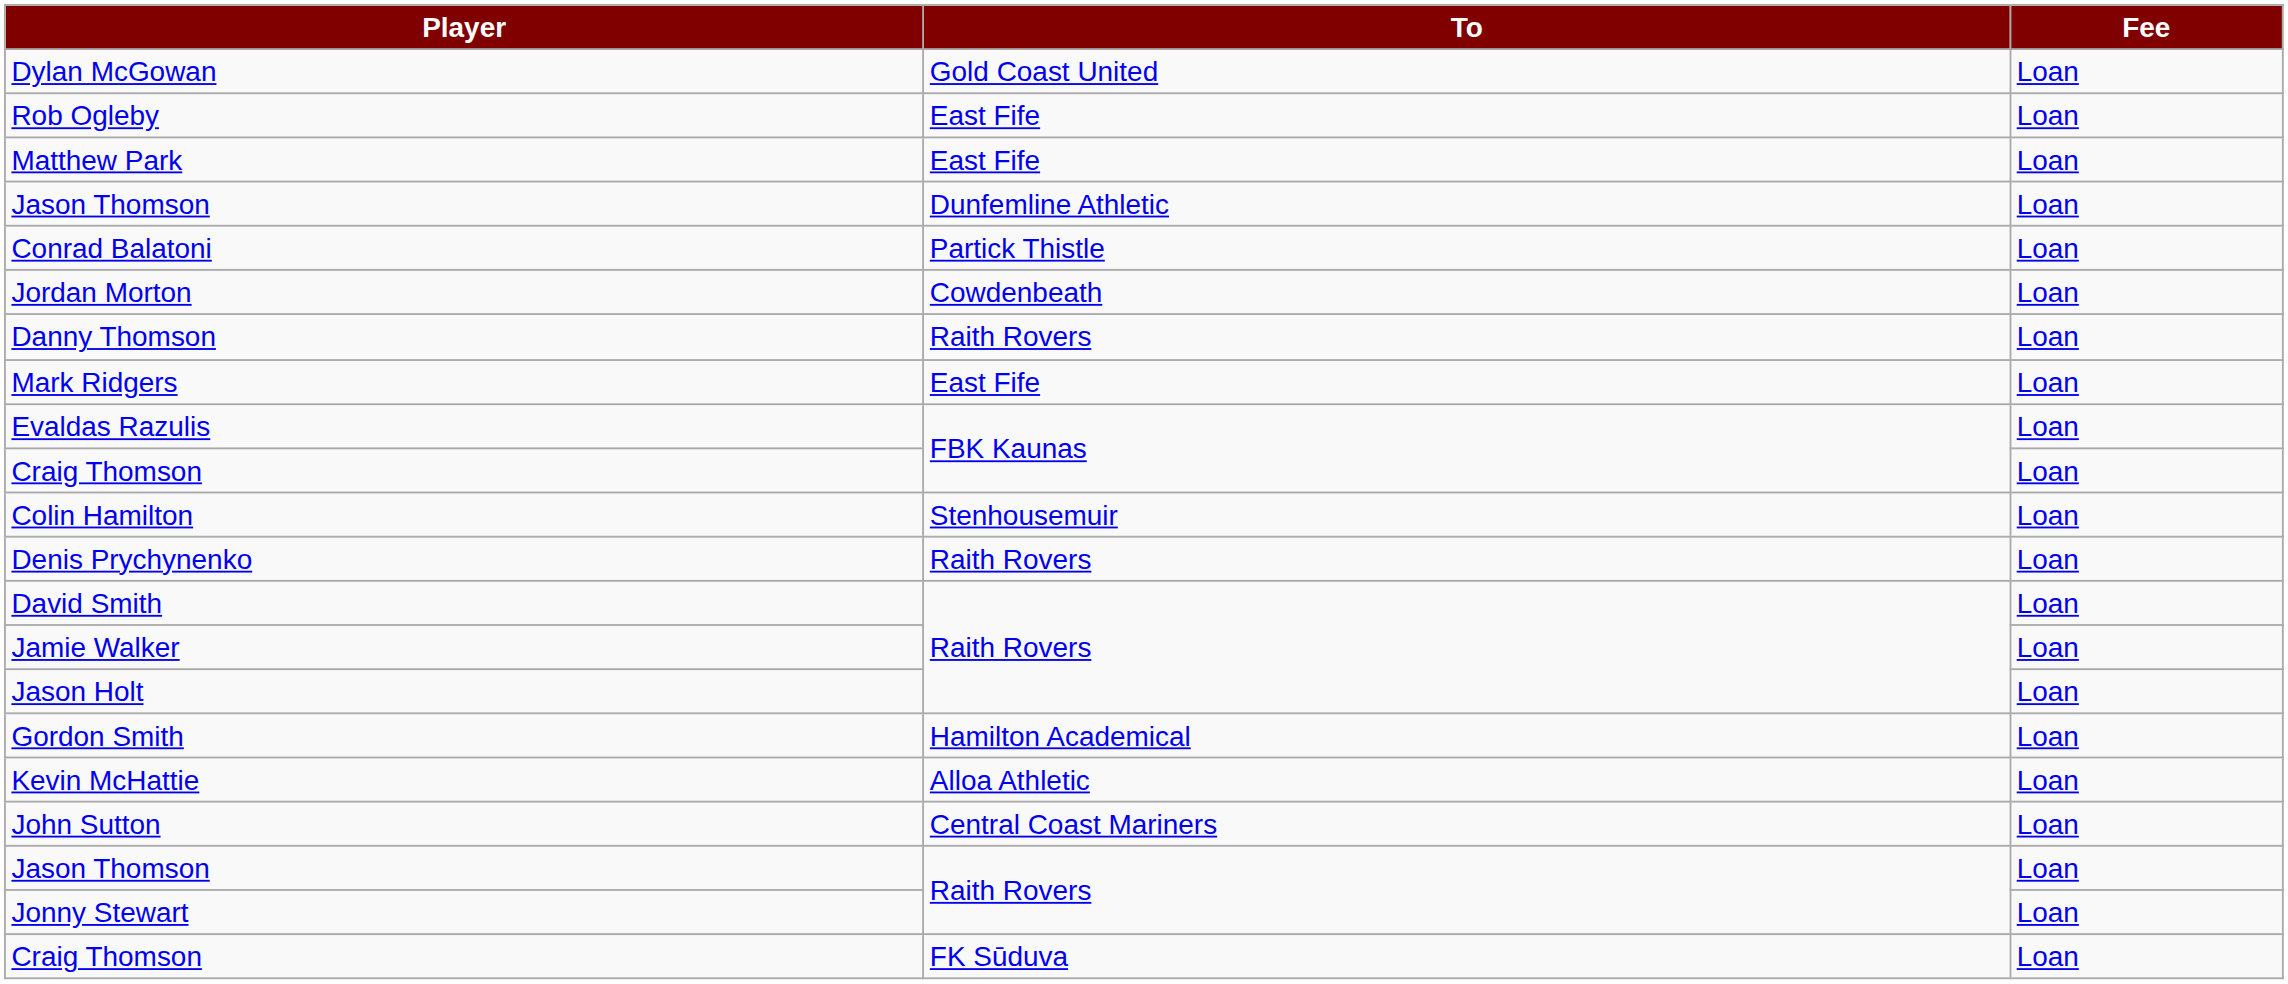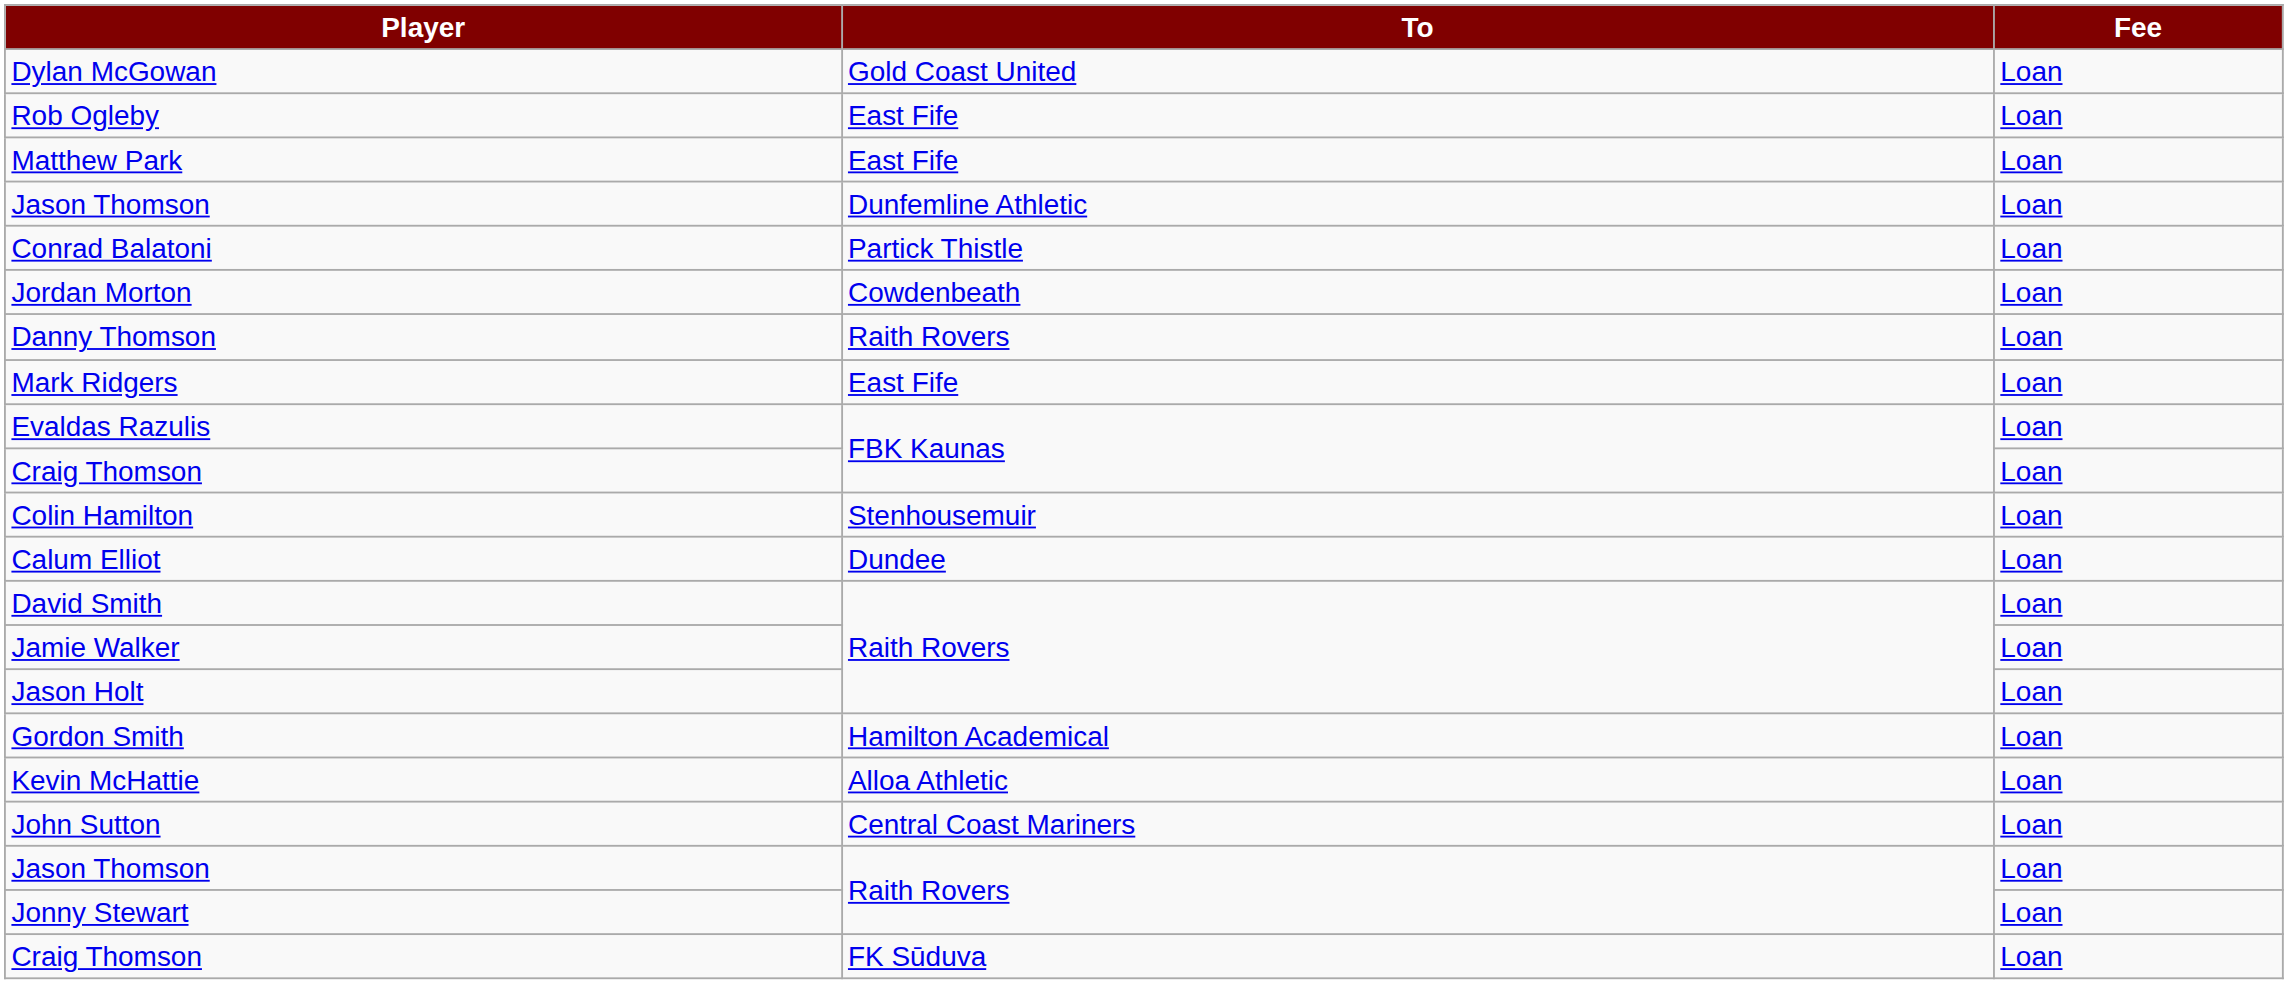- row: (132, 559)
+ row: (86, 559)
